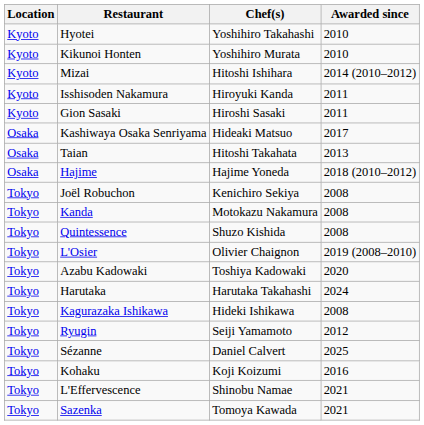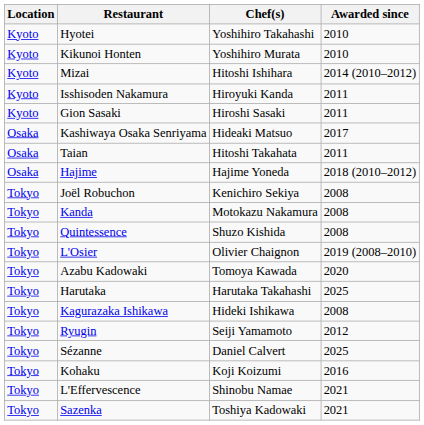(336, 152) 2013 -> (336, 152) 2011
(259, 271) Toshiya Kadowaki -> (255, 271) Tomoya Kawada
(336, 291) 2024 -> (336, 291) 2025
(255, 410) Tomoya Kawada -> (259, 410) Toshiya Kadowaki
